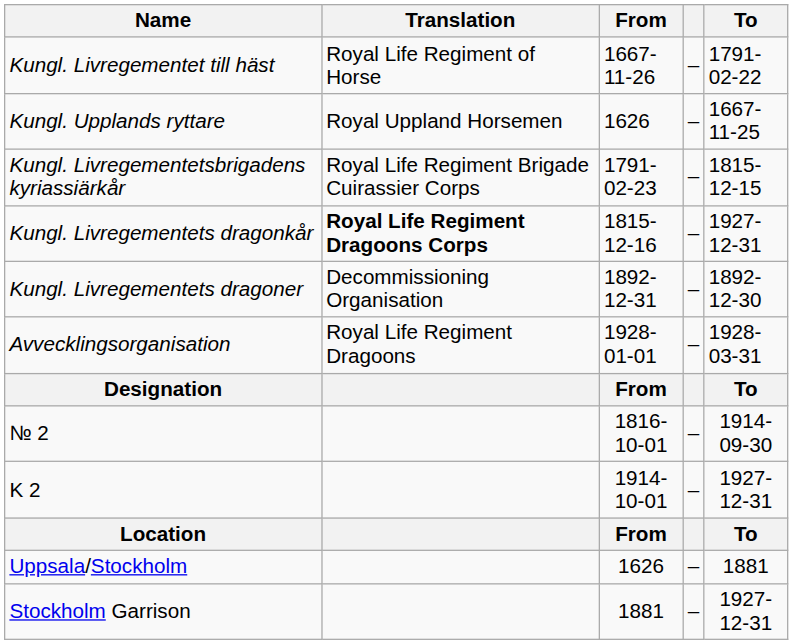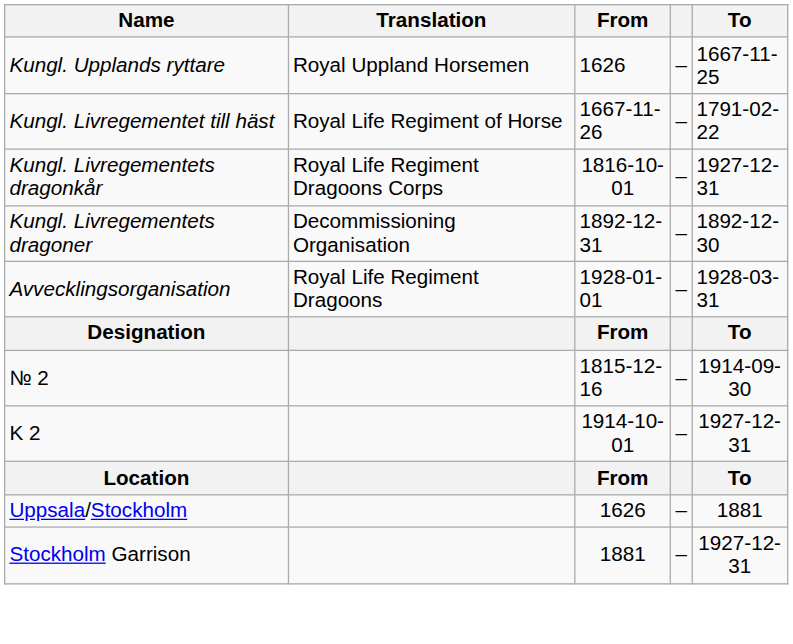rows swapped: (117, 121) <-> (142, 65)
- row: (157, 177)
(425, 233) bold -> (386, 177) normal
(630, 233) 1815-12-16 -> (623, 177) 1816-10-01
(641, 433) 1816-10-01 -> (621, 377) 1815-12-16
